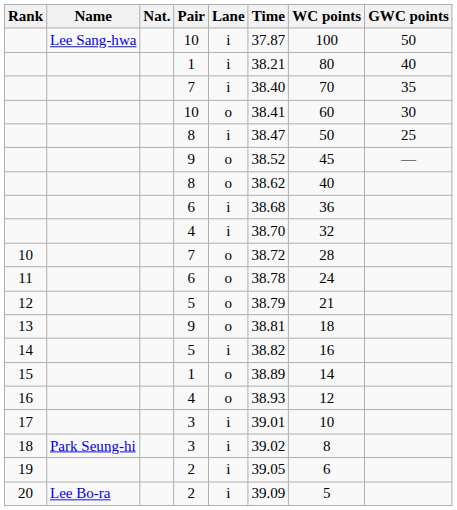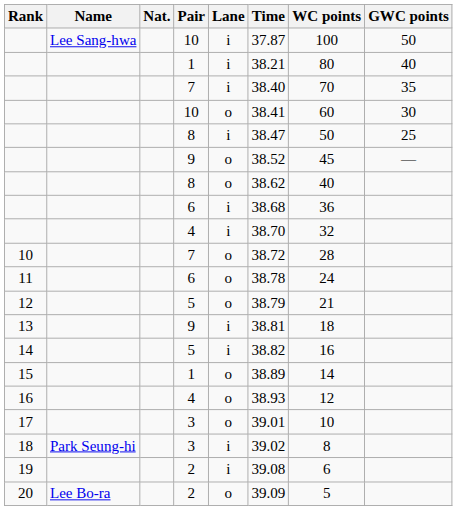(228, 326) o -> (228, 326) i
(228, 421) i -> (228, 421) o
(268, 469) 39.05 -> (268, 469) 39.08
(228, 493) i -> (228, 493) o
